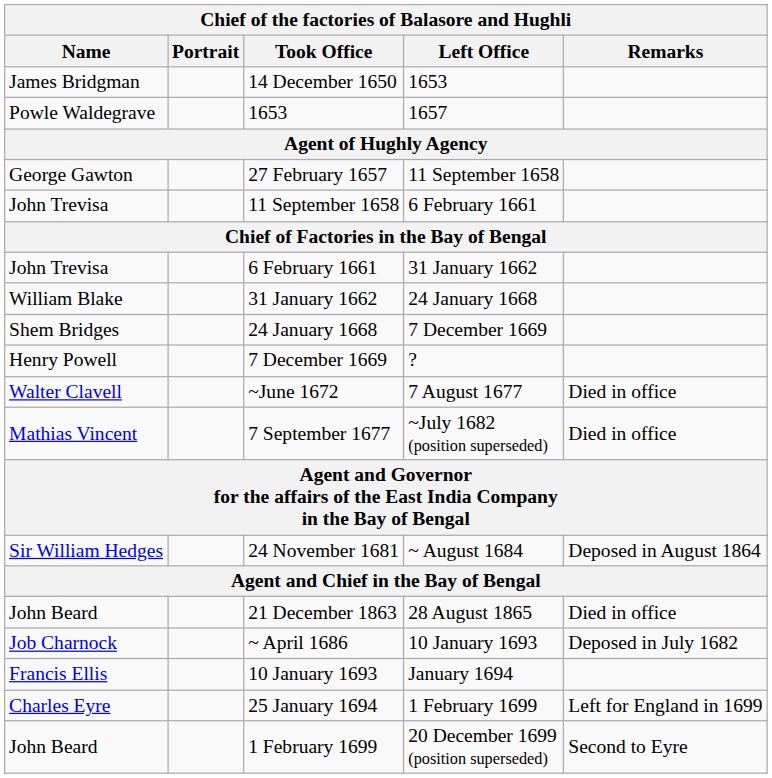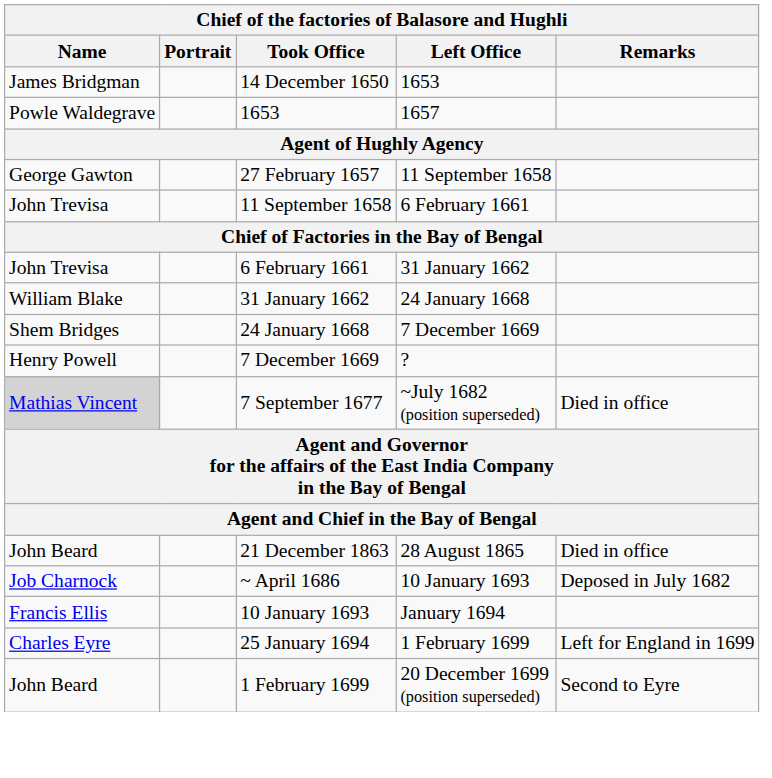- row: (293, 391)
(73, 433) no background -> (73, 402) lightgrey background
- row: (324, 550)
